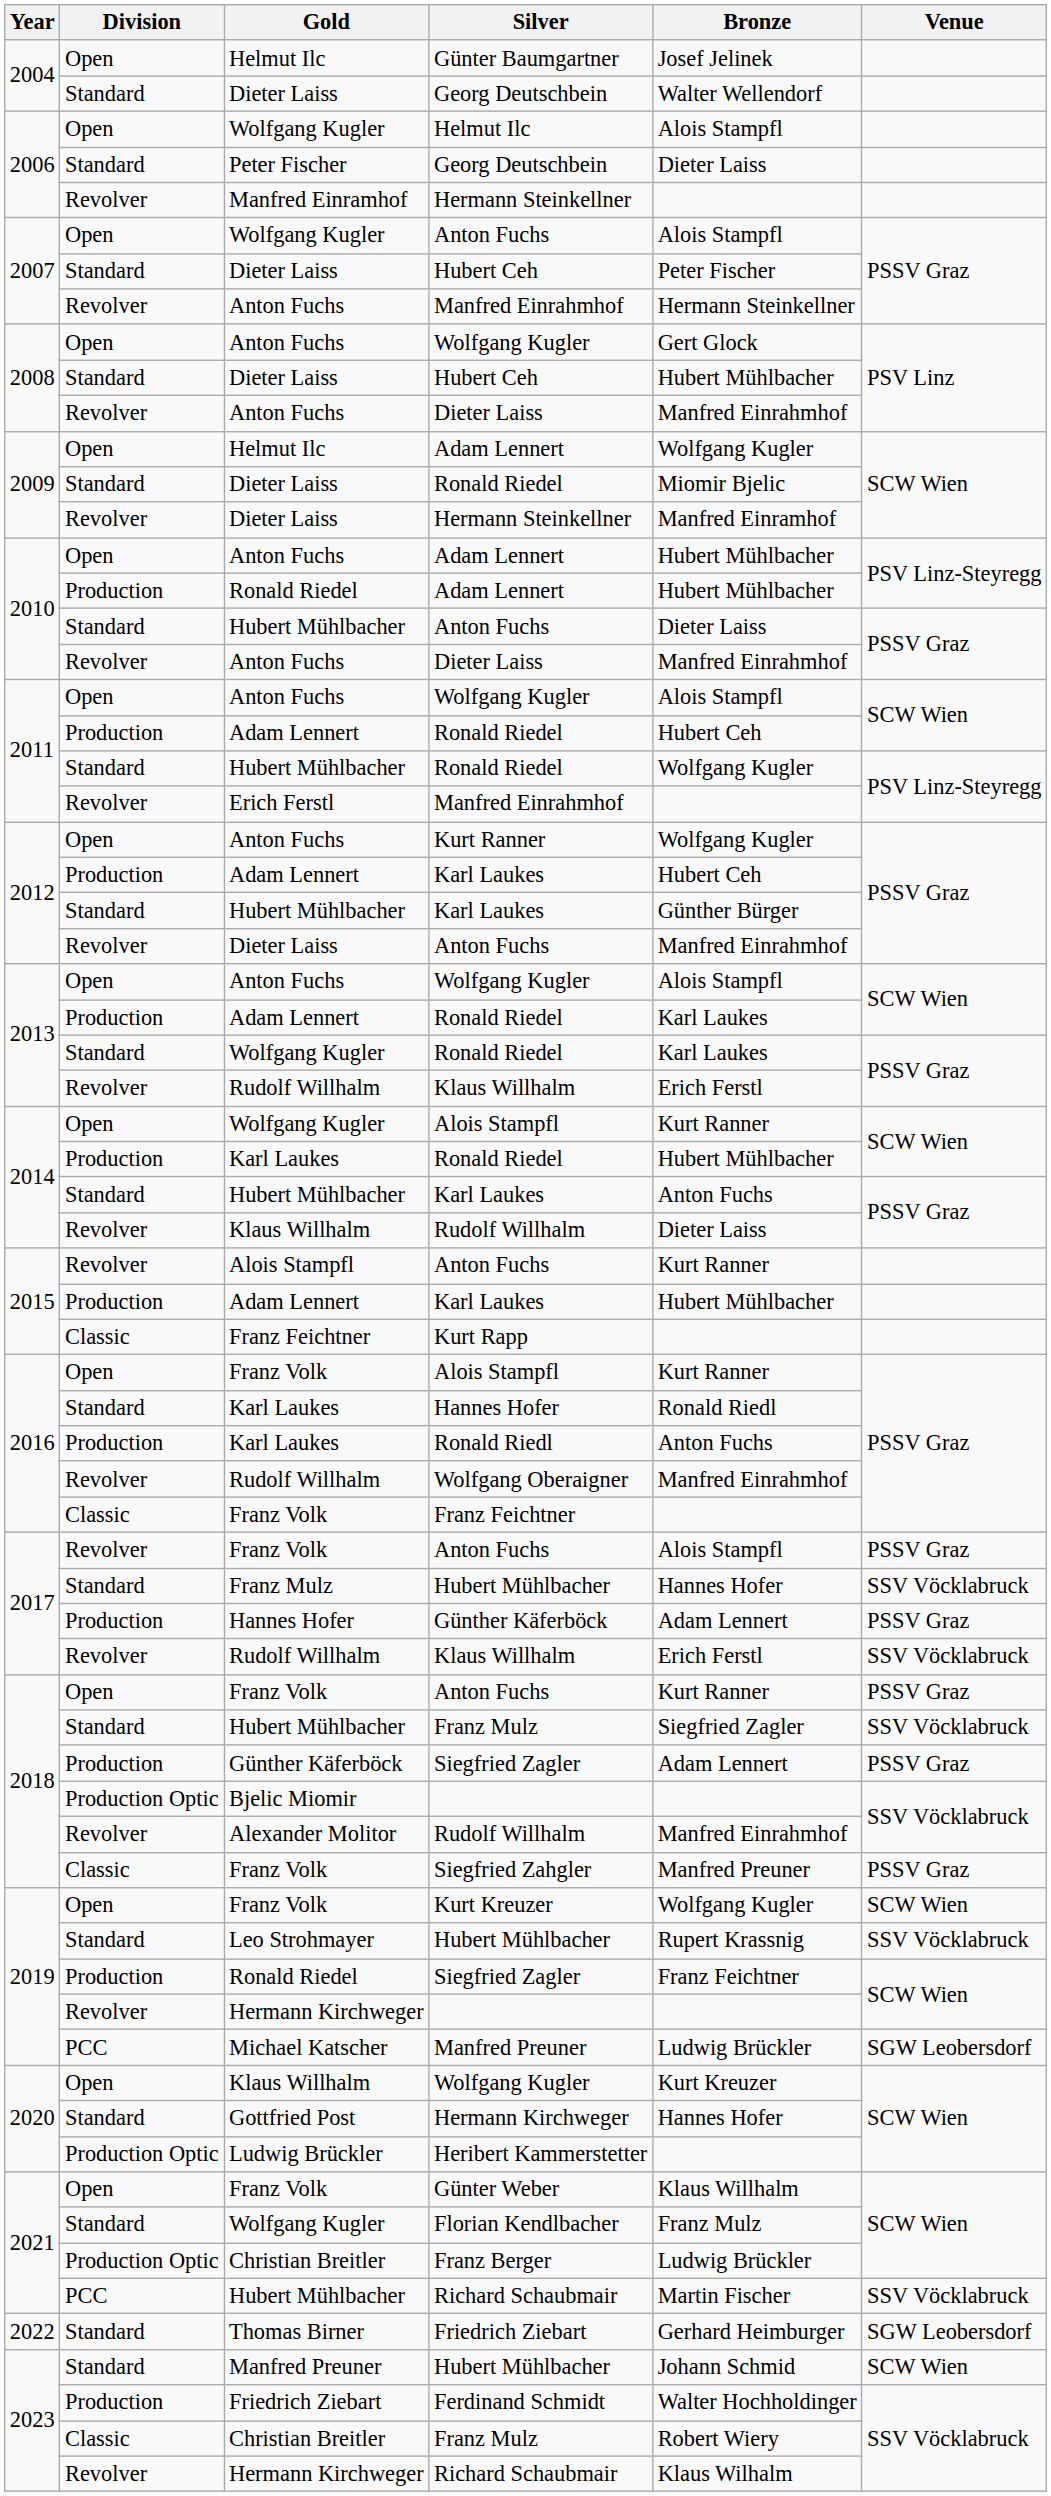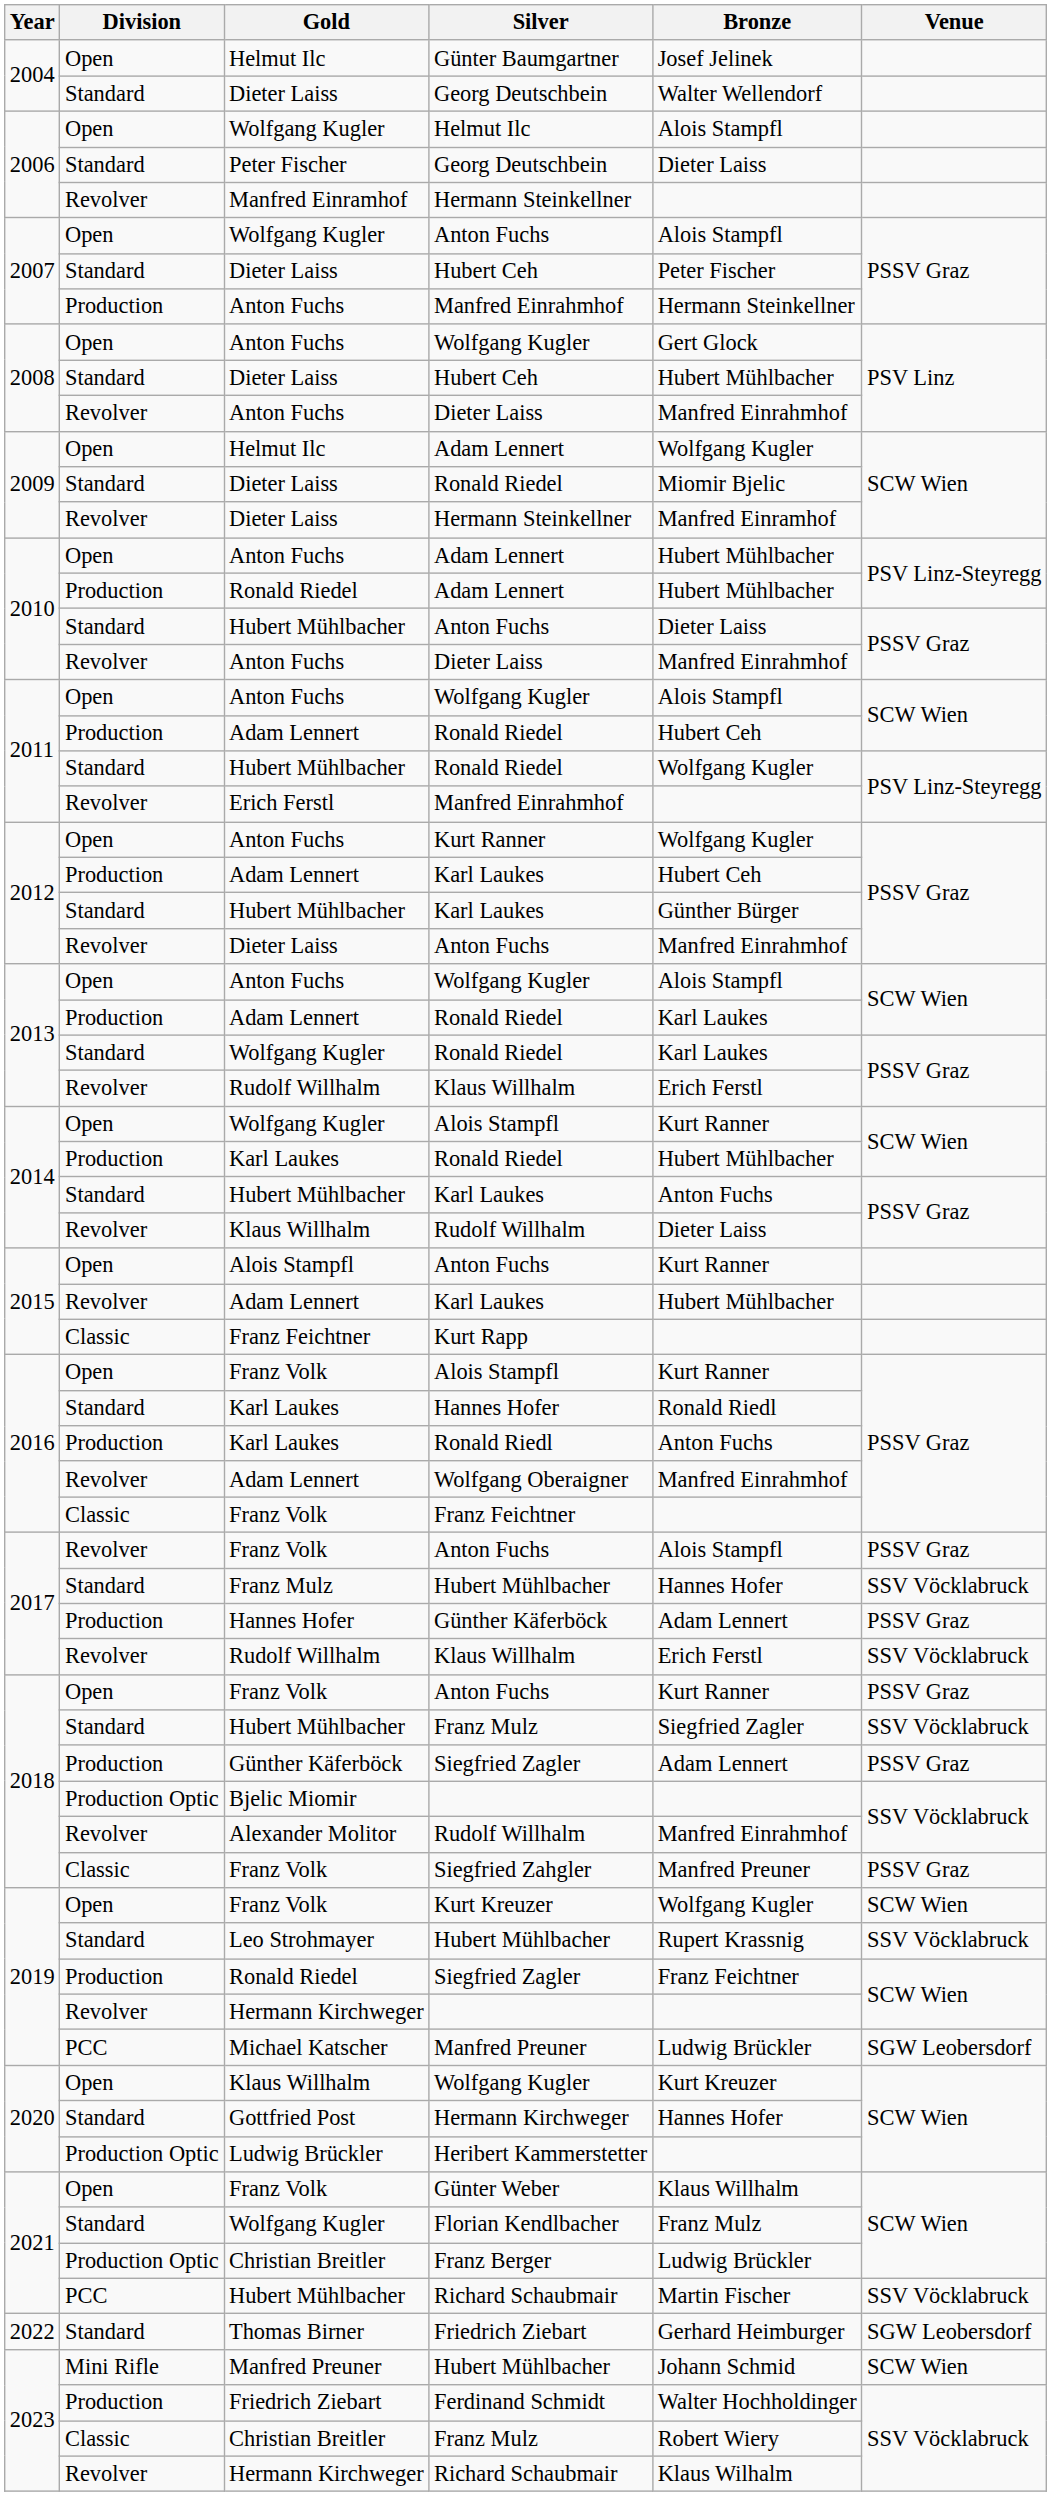(106, 306) Revolver -> (114, 306) Production
(106, 1265) Revolver -> (89, 1265) Open
(114, 1301) Production -> (106, 1301) Revolver
(305, 1478) Rudolf Willhalm -> (294, 1478) Adam Lennert
(105, 2366) Standard -> (112, 2366) Mini Rifle
